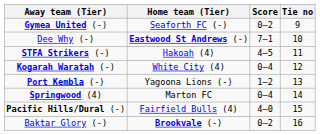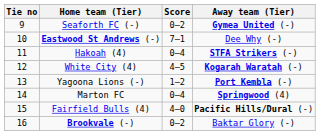columns swapped: (298, 11) <-> (66, 11)
(265, 53) 4–5 -> (177, 53) 0–4
(265, 67) 0–4 -> (177, 67) 4–5
